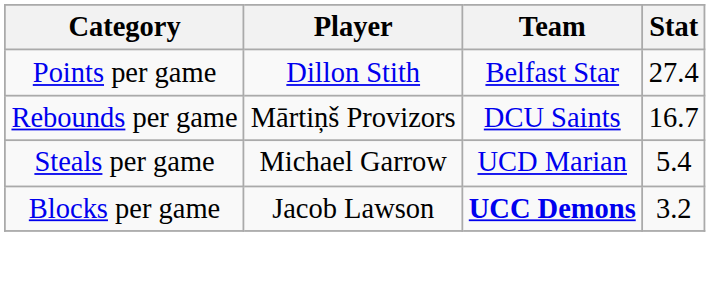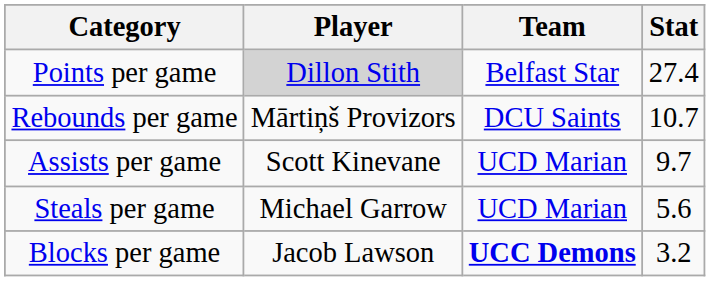(353, 72) no background -> (353, 72) lightgrey background
(674, 117) 16.7 -> (674, 117) 10.7
+ row: (125, 162)
(674, 162) 5.4 -> (674, 207) 5.6
